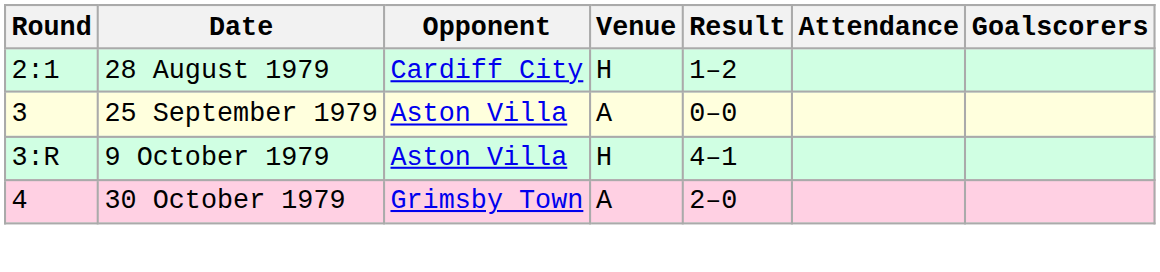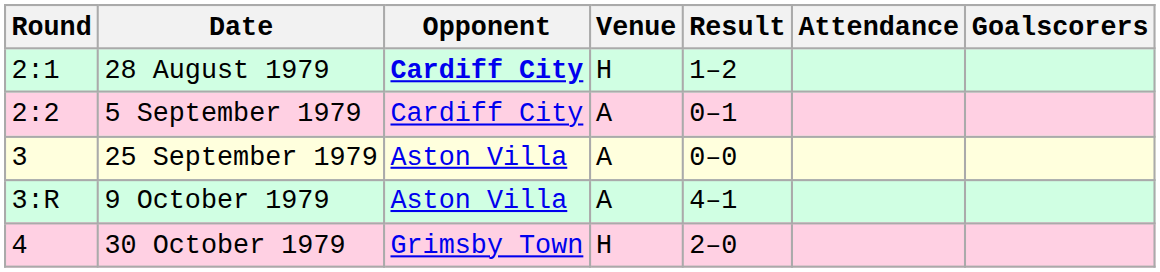(487, 70) normal -> (487, 70) bold
+ row: (233, 114)
(604, 158) H -> (604, 201) A
(604, 201) A -> (604, 245) H
